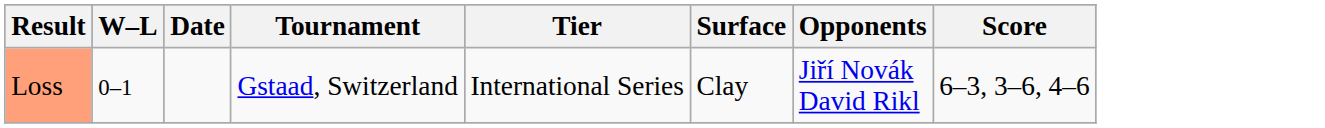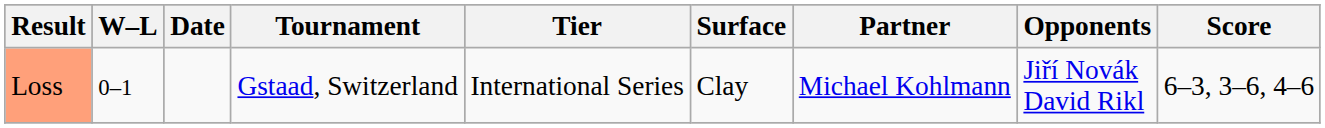+ column: (905, 26)
